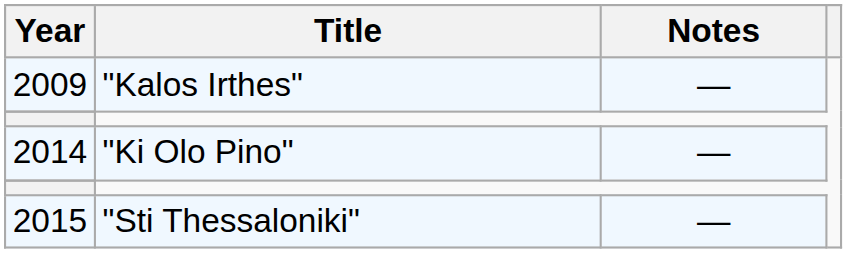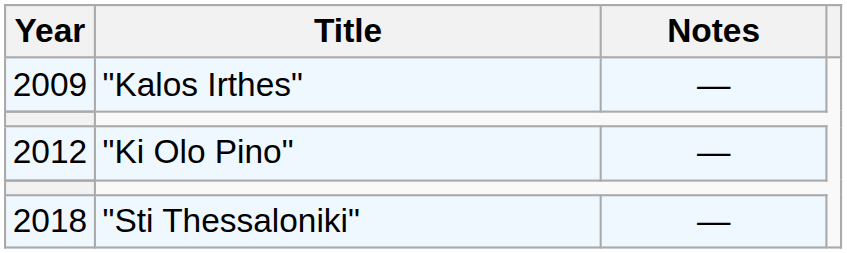(50, 152) 2014 -> (50, 152) 2012
(50, 220) 2015 -> (50, 220) 2018
